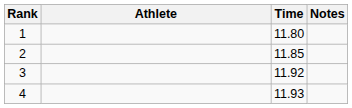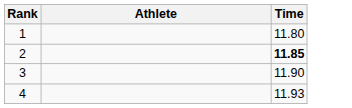- column: (327, 14)
(289, 53) normal -> (289, 53) bold
(289, 73) 11.92 -> (289, 73) 11.90
